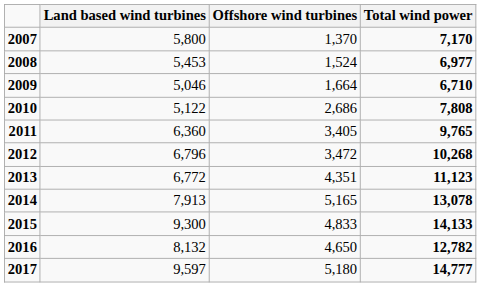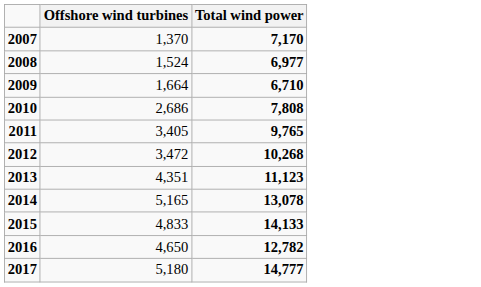- column: (125, 16)
